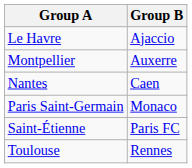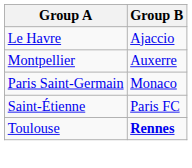- row: (28, 83)
(151, 151) normal -> (152, 128) bold
